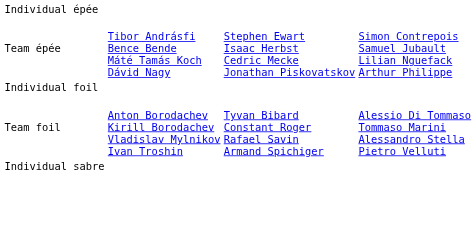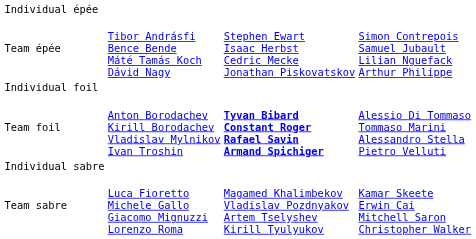(274, 133) normal -> (274, 133) bold
+ row: (36, 205)
